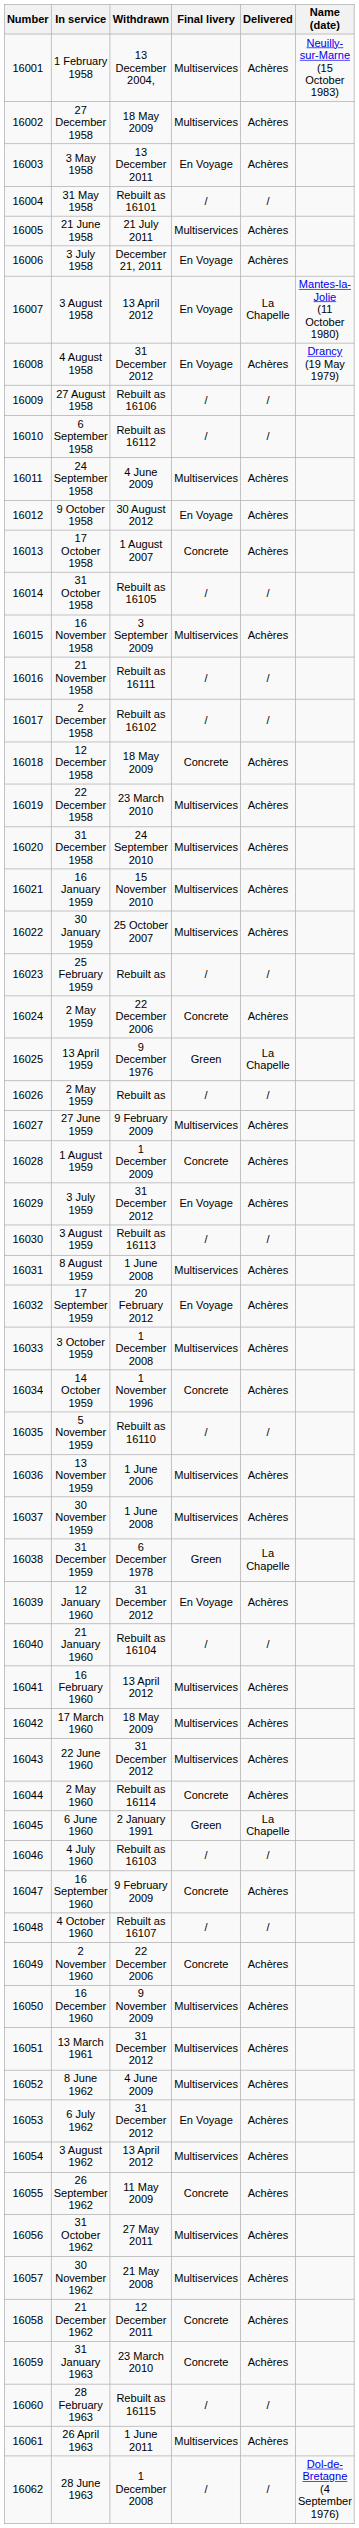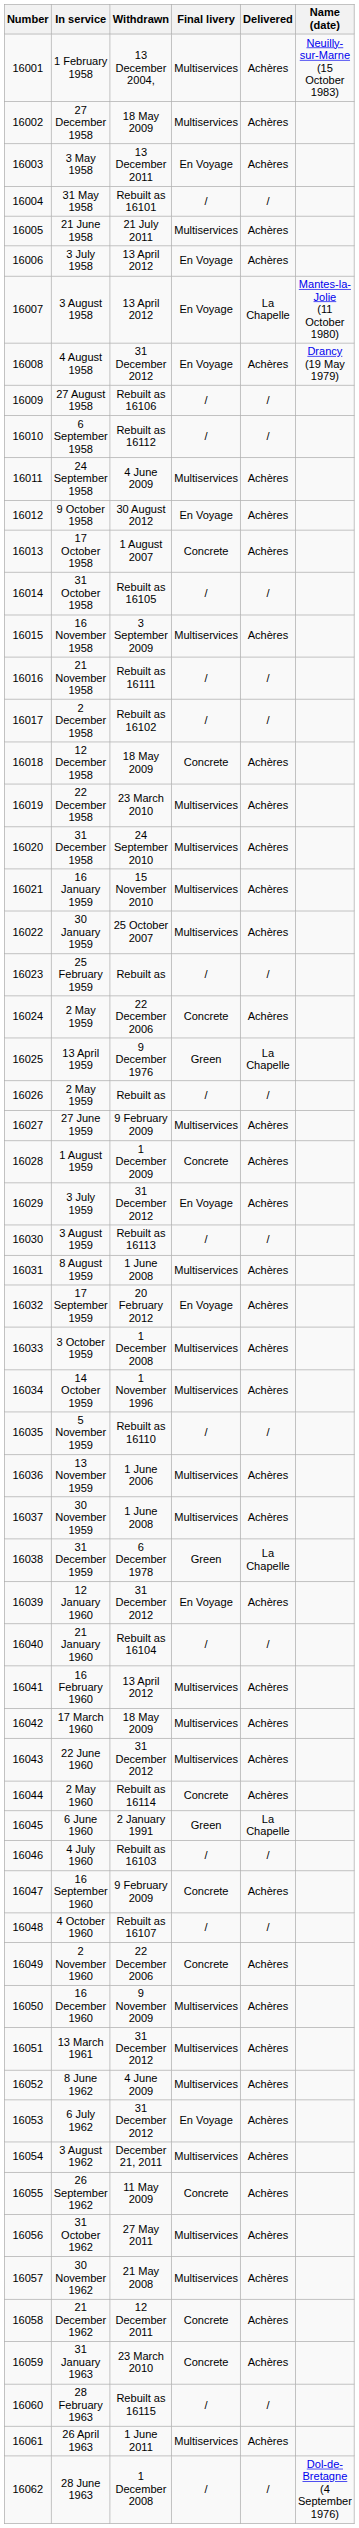(141, 261) December 21, 2011 -> (141, 261) 13 April 2012
(206, 1391) Concrete -> (206, 1391) Multiservices
(141, 2157) 13 April 2012 -> (141, 2157) December 21, 2011
